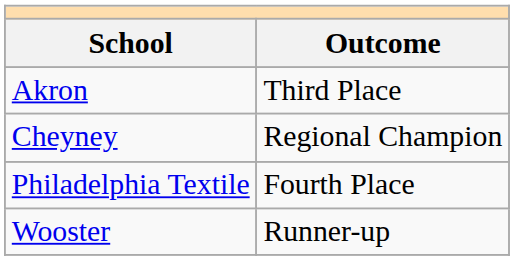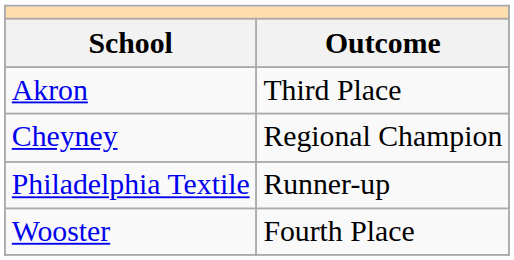(339, 184) Fourth Place -> (327, 184) Runner-up
(327, 231) Runner-up -> (339, 231) Fourth Place
